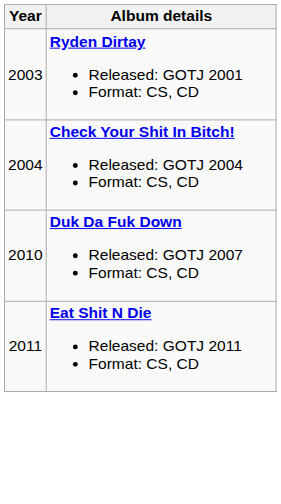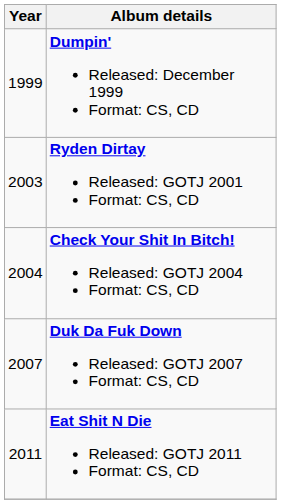+ row: (161, 75)
(25, 255) 2010 -> (25, 363) 2007
